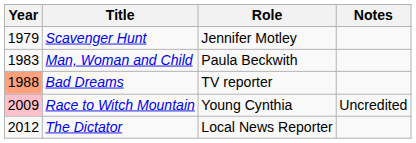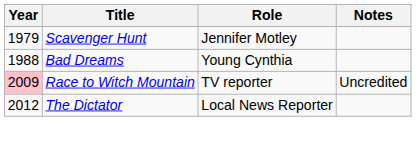- row: (119, 60)
(23, 82) lightsalmon background -> (23, 60) no background
(237, 82) TV reporter -> (247, 60) Young Cynthia
(247, 104) Young Cynthia -> (237, 82) TV reporter
